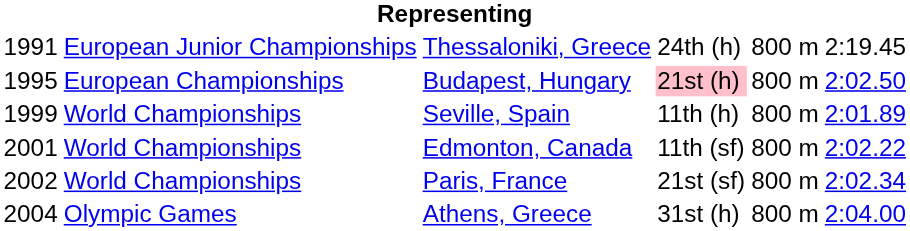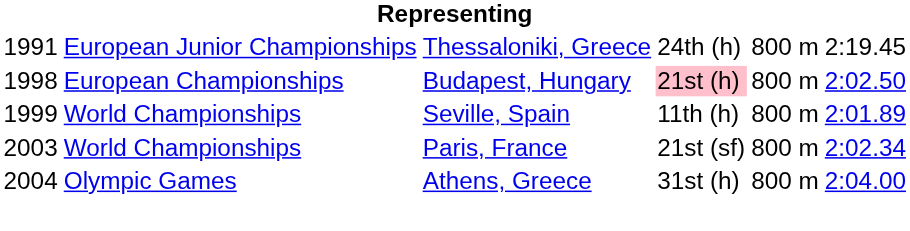(31, 80) 1995 -> (31, 80) 1998
- row: (527, 147)
(31, 181) 2002 -> (31, 147) 2003
